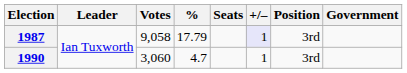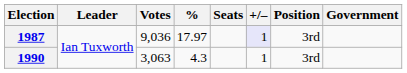(156, 36) 9,058 -> (156, 36) 9,036
(192, 36) 17.79 -> (192, 36) 17.97
(156, 57) 3,060 -> (156, 57) 3,063
(199, 57) 4.7 -> (199, 57) 4.3
